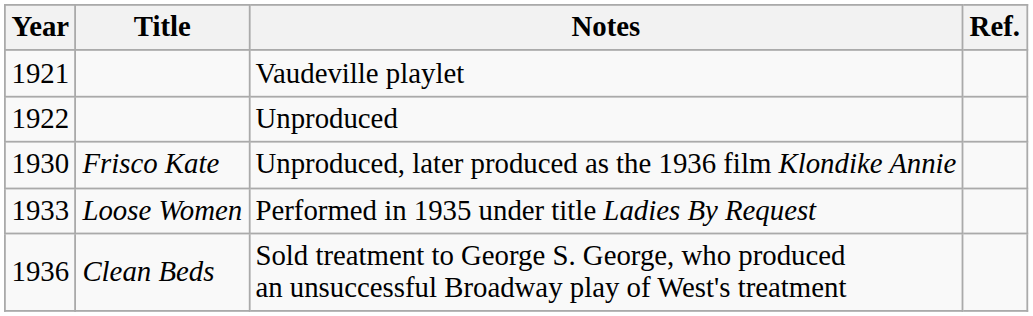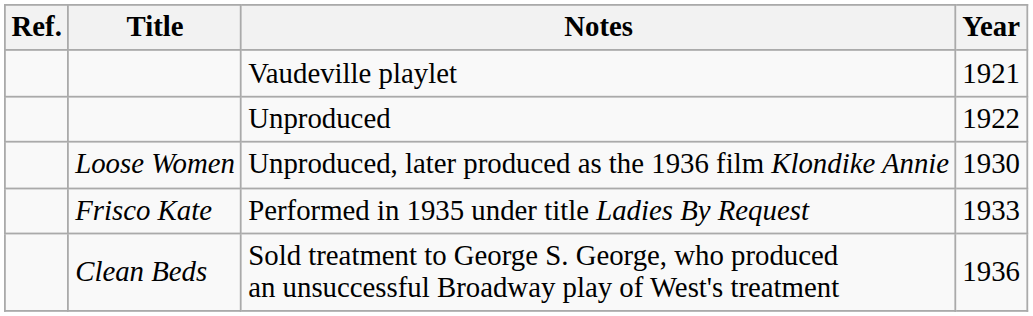columns swapped: (40, 27) <-> (995, 27)
(151, 164) Frisco Kate -> (155, 164) Loose Women
(162, 210) Loose Women -> (144, 210) Frisco Kate
